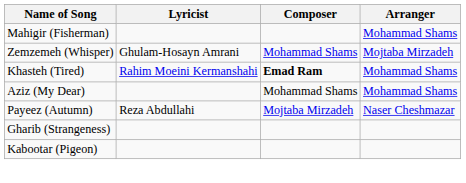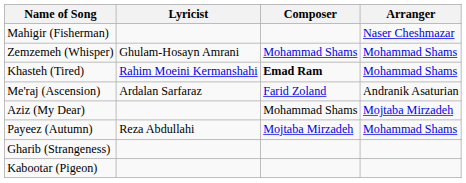(410, 33) Mohammad Shams -> (409, 33) Naser Cheshmazar
(408, 52) Mojtaba Mirzadeh -> (410, 52) Mohammad Shams
+ row: (54, 91)
(410, 91) Mohammad Shams -> (408, 110) Mojtaba Mirzadeh
(409, 110) Naser Cheshmazar -> (410, 129) Mohammad Shams
